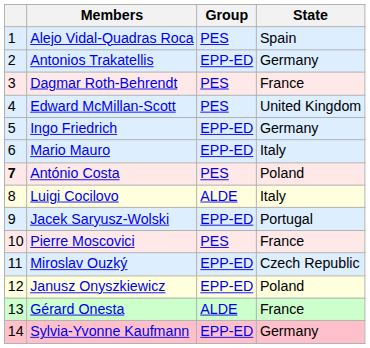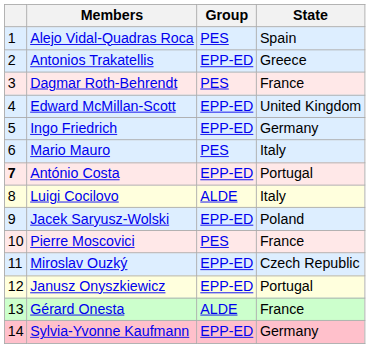(289, 60) Germany -> (283, 60) Greece
(215, 106) PES -> (227, 106) EPP-ED
(227, 151) EPP-ED -> (215, 151) PES
(215, 173) PES -> (227, 173) EPP-ED
(282, 173) Poland -> (286, 173) Portugal
(286, 219) Portugal -> (282, 219) Poland
(282, 286) Poland -> (286, 286) Portugal
